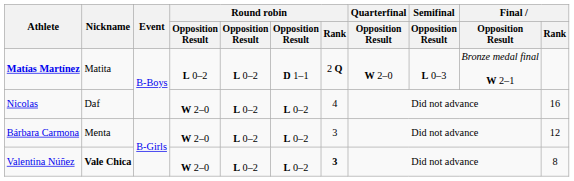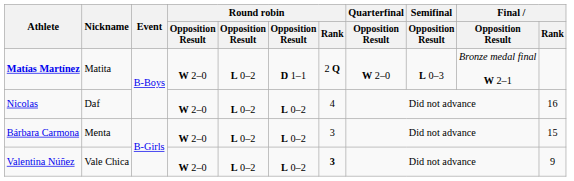(195, 75) L 0–2 -> (193, 75) W 2–0
(555, 133) 12 -> (552, 133) 15
(108, 162) bold -> (107, 162) normal
(555, 162) 8 -> (552, 162) 9
